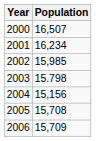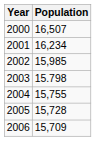(51, 95) 15,156 -> (51, 95) 15,755
(51, 111) 15,708 -> (51, 111) 15,728
